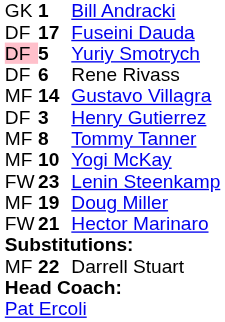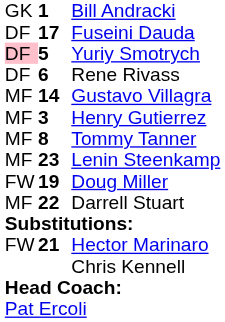(18, 117) DF -> (19, 117) MF
- row: (121, 160)
(20, 181) FW -> (19, 160) MF
(19, 202) MF -> (20, 181) FW
rows swapped: (140, 223) <-> (128, 266)
+ row: (128, 266)
